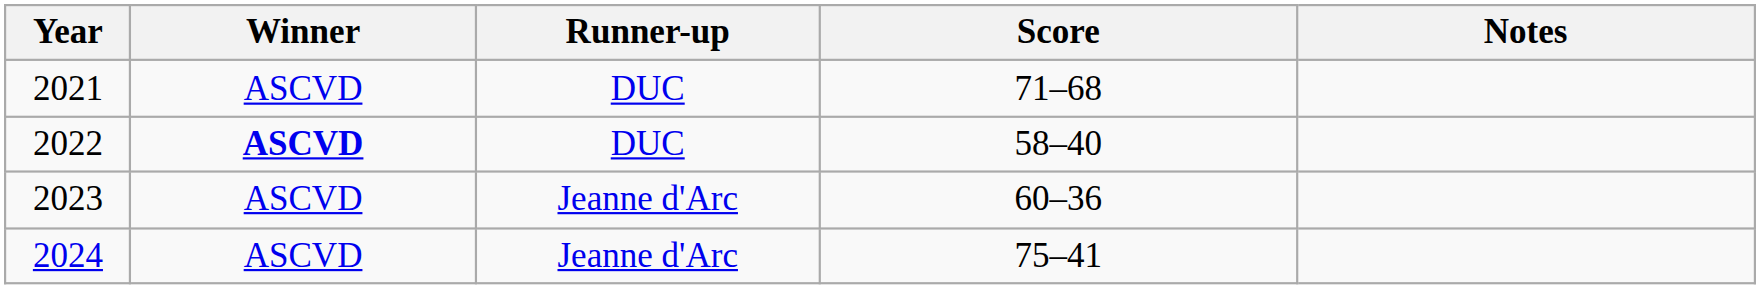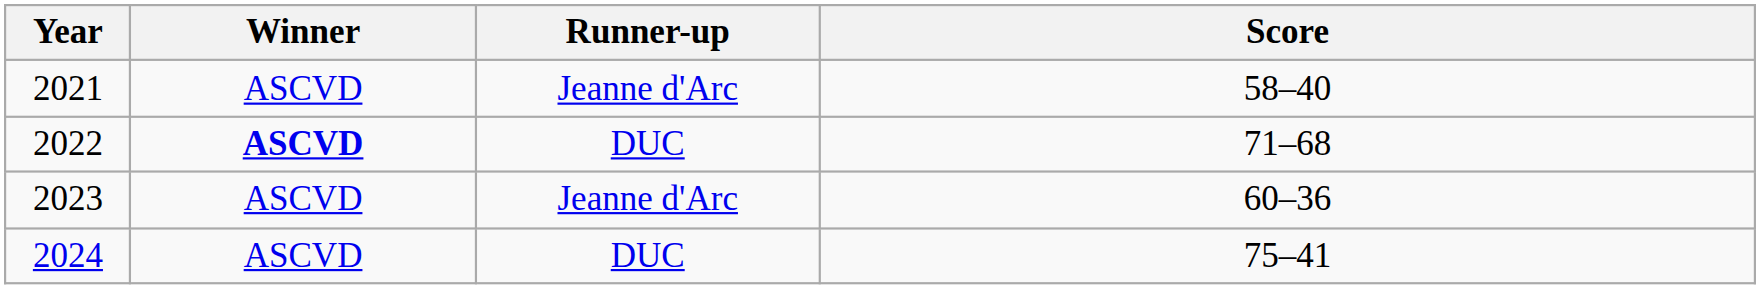- column: (1526, 32)
(648, 87) DUC -> (648, 87) Jeanne d'Arc
(1058, 87) 71–68 -> (1287, 87) 58–40
(1058, 143) 58–40 -> (1287, 143) 71–68
(648, 254) Jeanne d'Arc -> (648, 254) DUC
